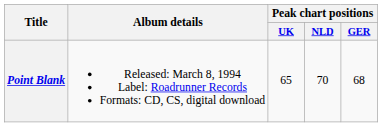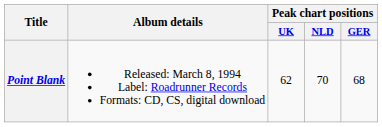(286, 81) 65 -> (286, 81) 62
